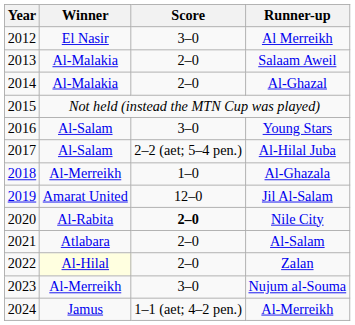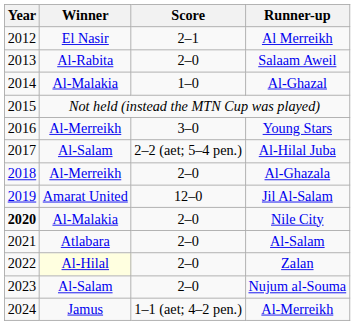(188, 38) 3–0 -> (188, 38) 2–1
(85, 60) Al-Malakia -> (85, 60) Al-Rabita
(188, 83) 2–0 -> (188, 83) 1–0
(85, 128) Al-Salam -> (85, 128) Al-Merreikh
(188, 173) 1–0 -> (188, 173) 2–0
(22, 219) normal -> (22, 219) bold
(85, 219) Al-Rabita -> (85, 219) Al-Malakia
(188, 219) bold -> (188, 219) normal
(85, 286) Al-Merreikh -> (85, 286) Al-Salam
(188, 286) 3–0 -> (188, 286) 2–0
